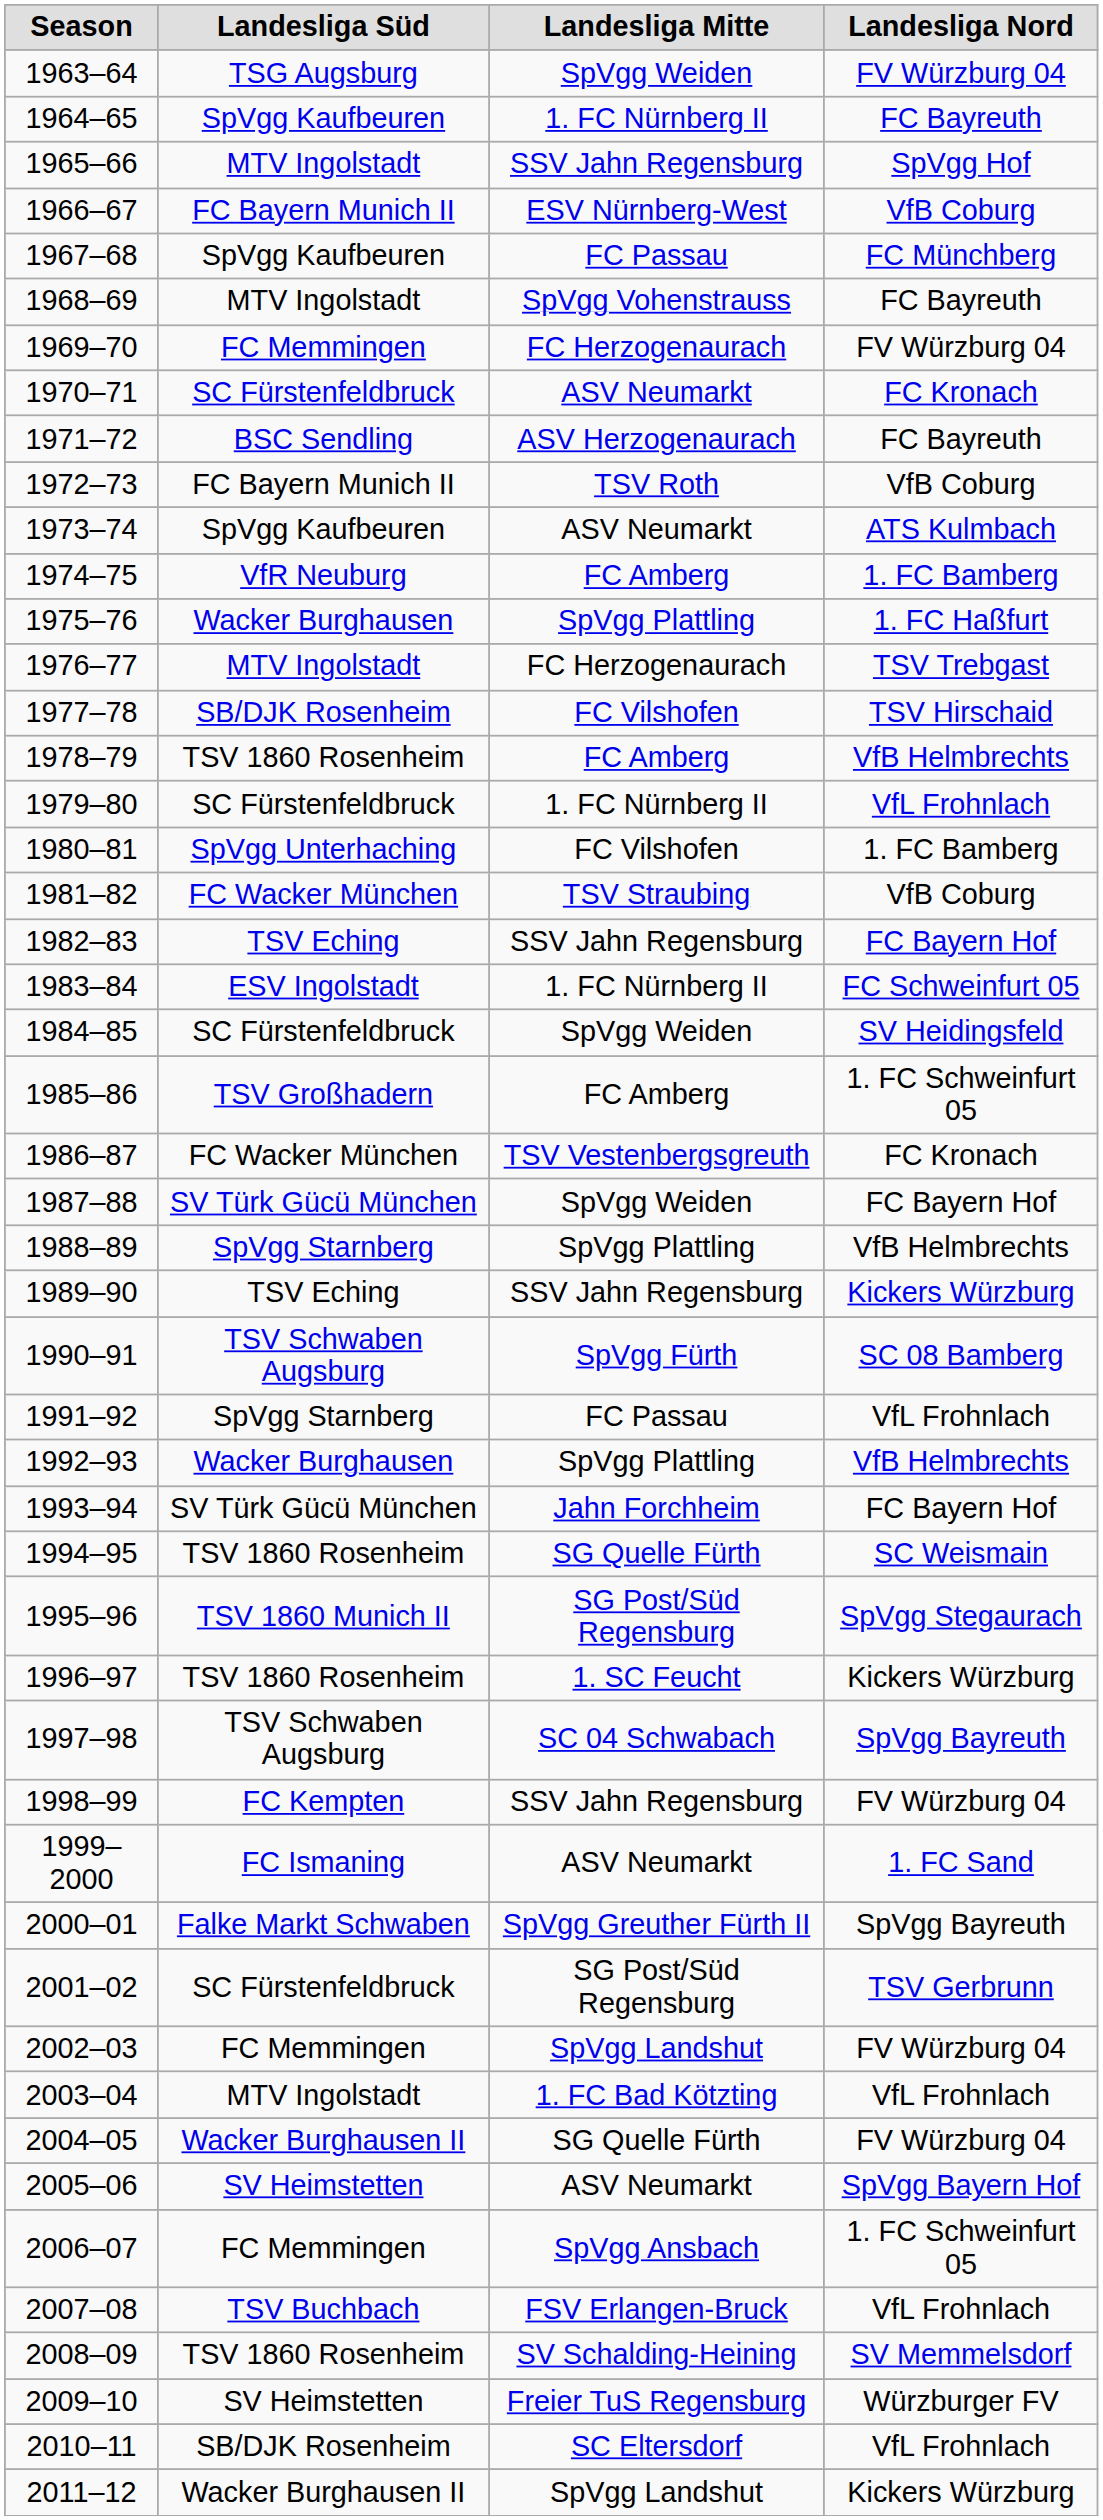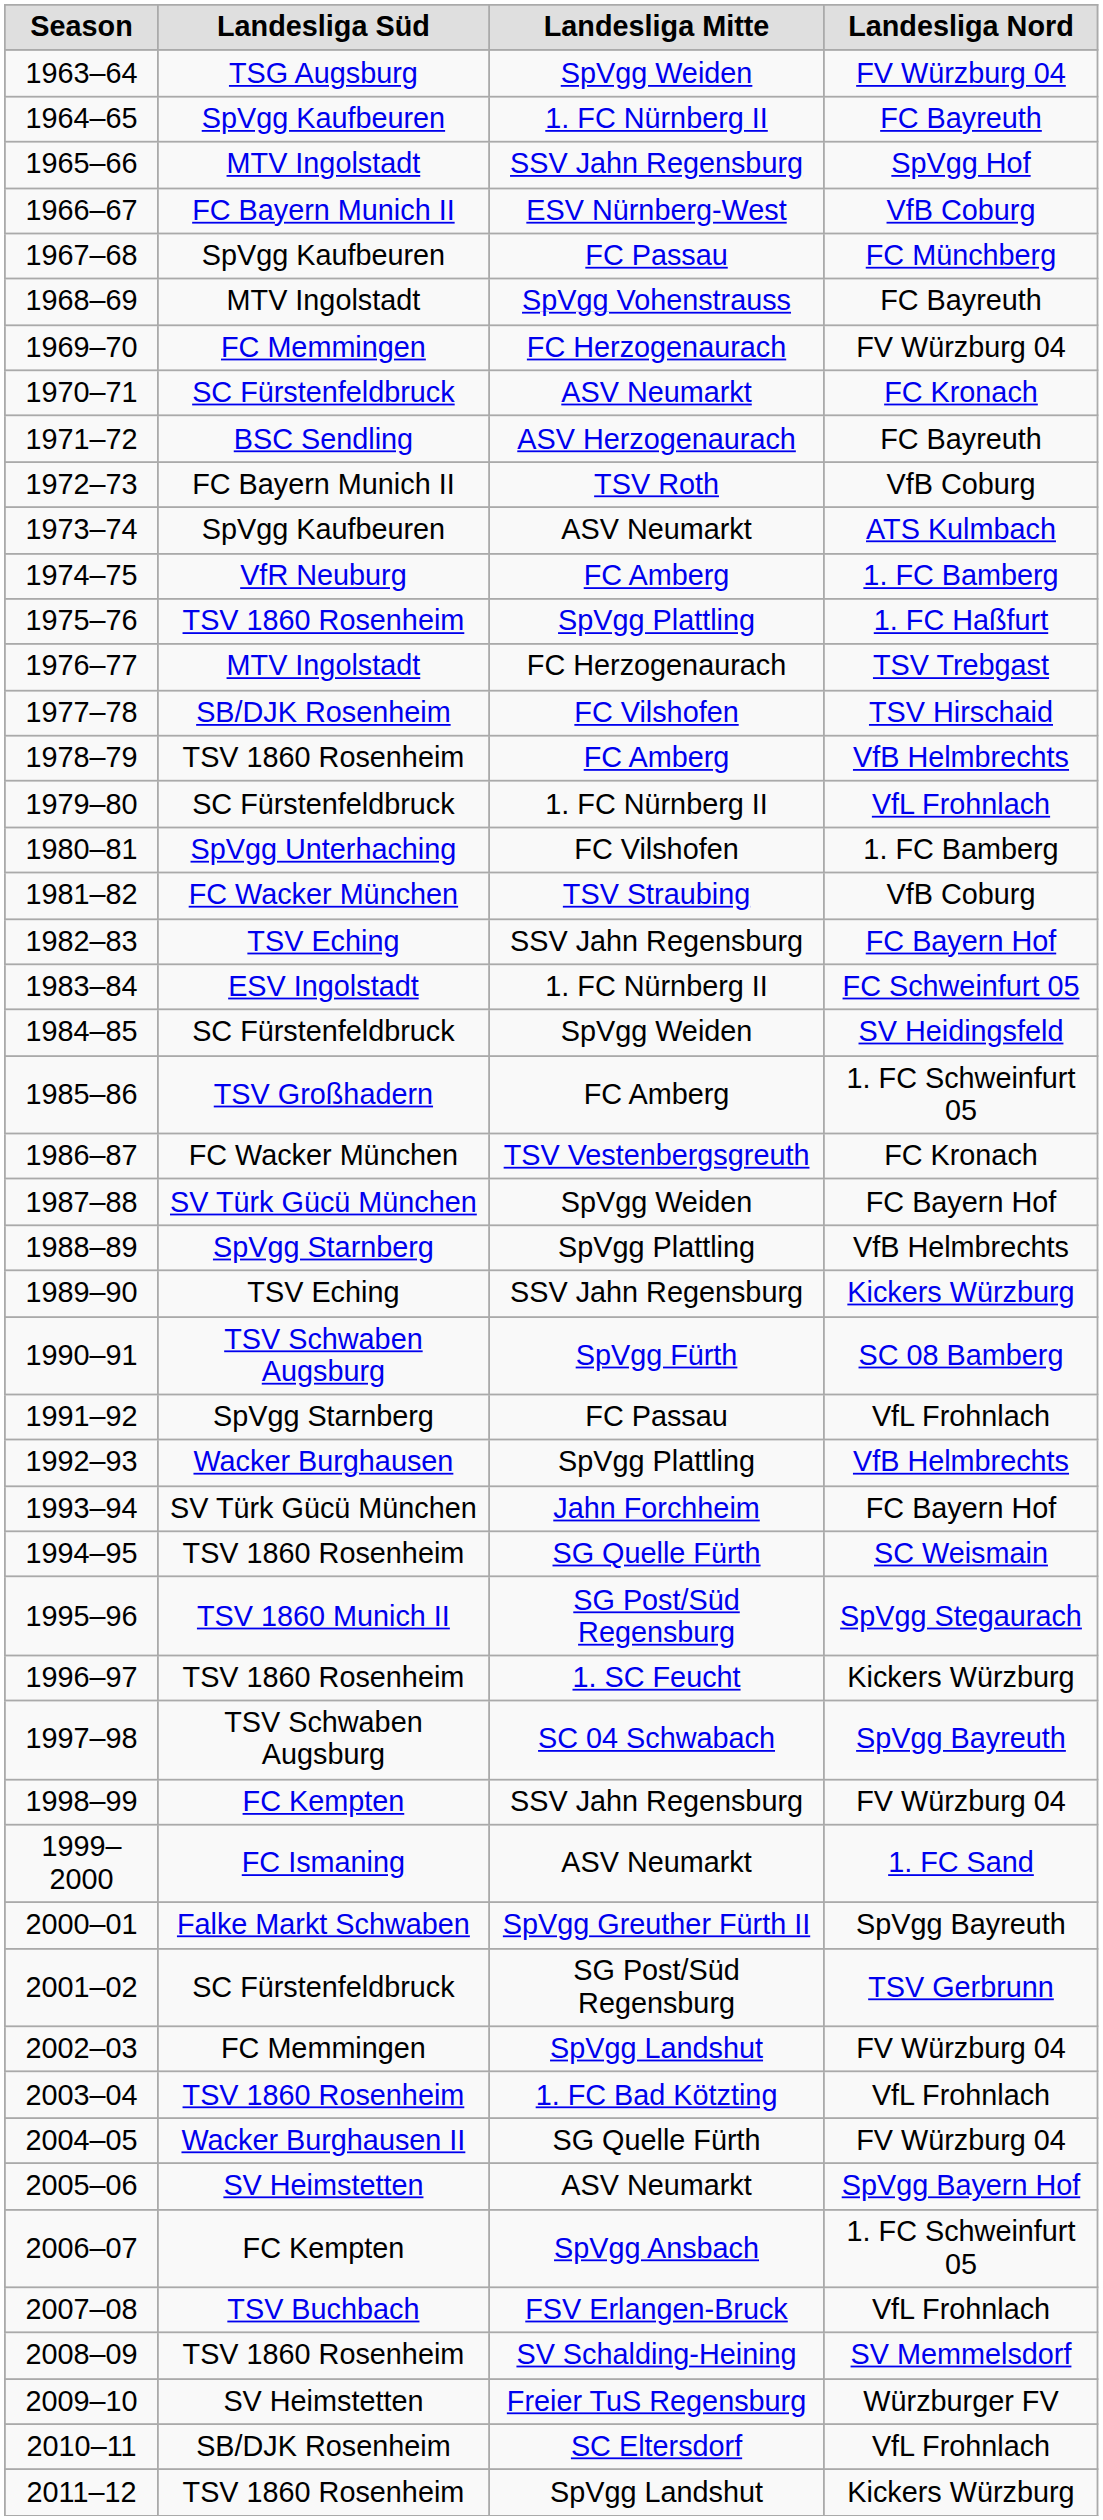(323, 621) Wacker Burghausen -> (323, 621) TSV 1860 Rosenheim
(323, 2094) MTV Ingolstadt -> (323, 2094) TSV 1860 Rosenheim
(323, 2247) FC Memmingen -> (323, 2247) FC Kempten
(323, 2492) Wacker Burghausen II -> (323, 2492) TSV 1860 Rosenheim
